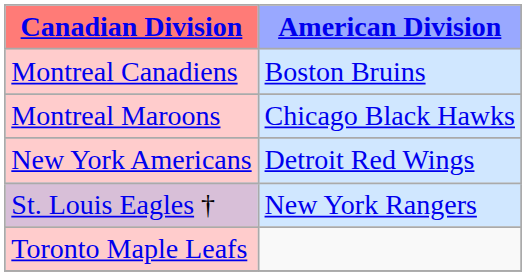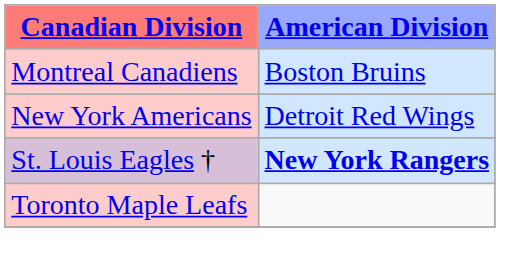- row: (116, 115)
(371, 204) normal -> (377, 159) bold
